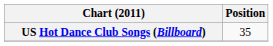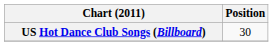(245, 31) 35 -> (245, 31) 30
